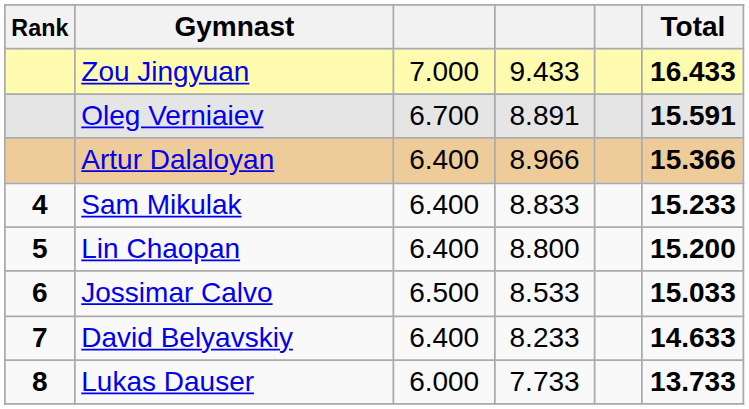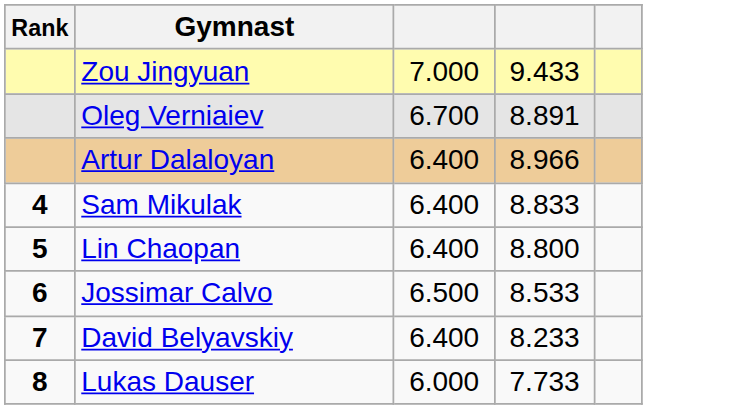- column: (693, 26)
